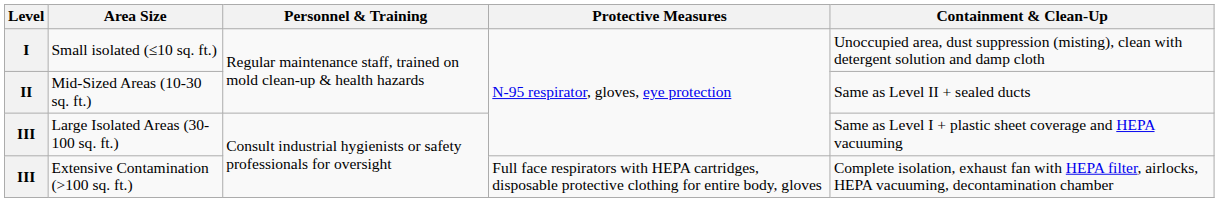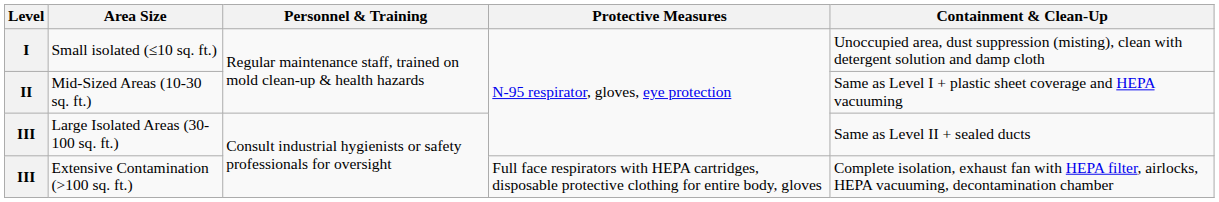(932, 92) Same as Level II + sealed ducts -> (994, 92) Same as Level I + plastic sheet coverage and HEPA vacuuming
(994, 134) Same as Level I + plastic sheet coverage and HEPA vacuuming -> (932, 134) Same as Level II + sealed ducts
